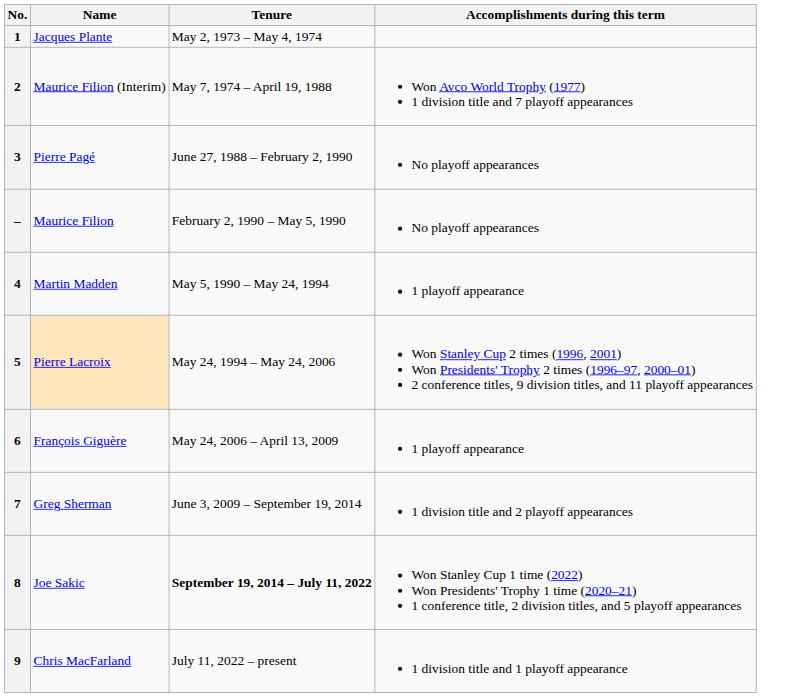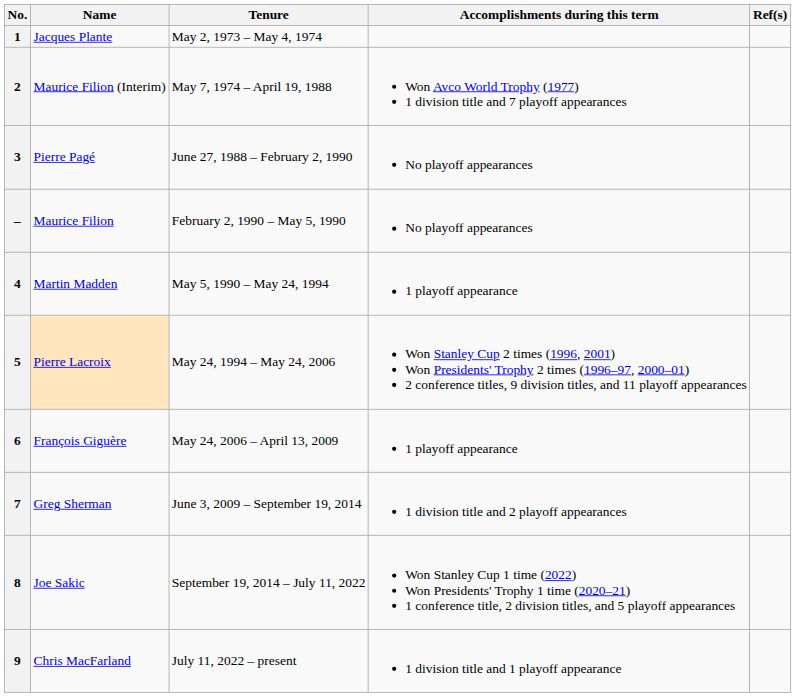+ column: (770, 15)
(272, 582) bold -> (269, 582) normal
